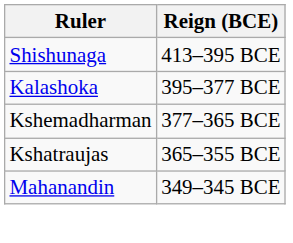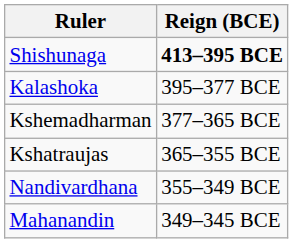(221, 54) normal -> (222, 54) bold
+ row: (74, 187)
